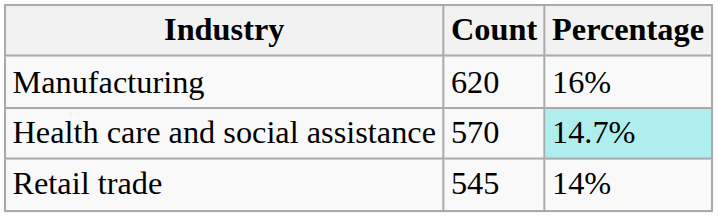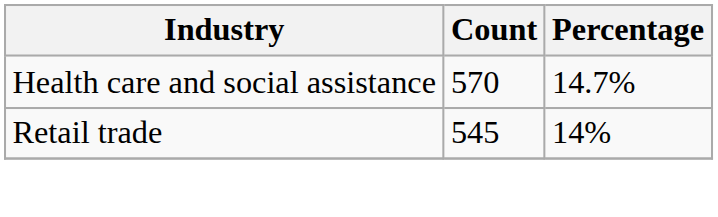- row: (108, 81)
(594, 132) paleturquoise background -> (594, 81) no background
